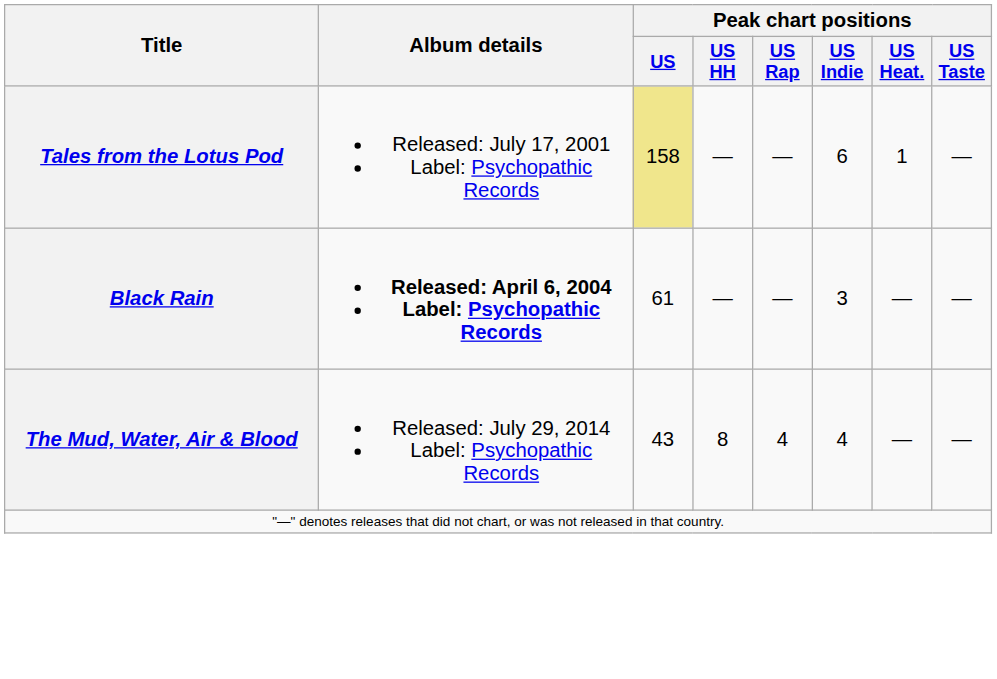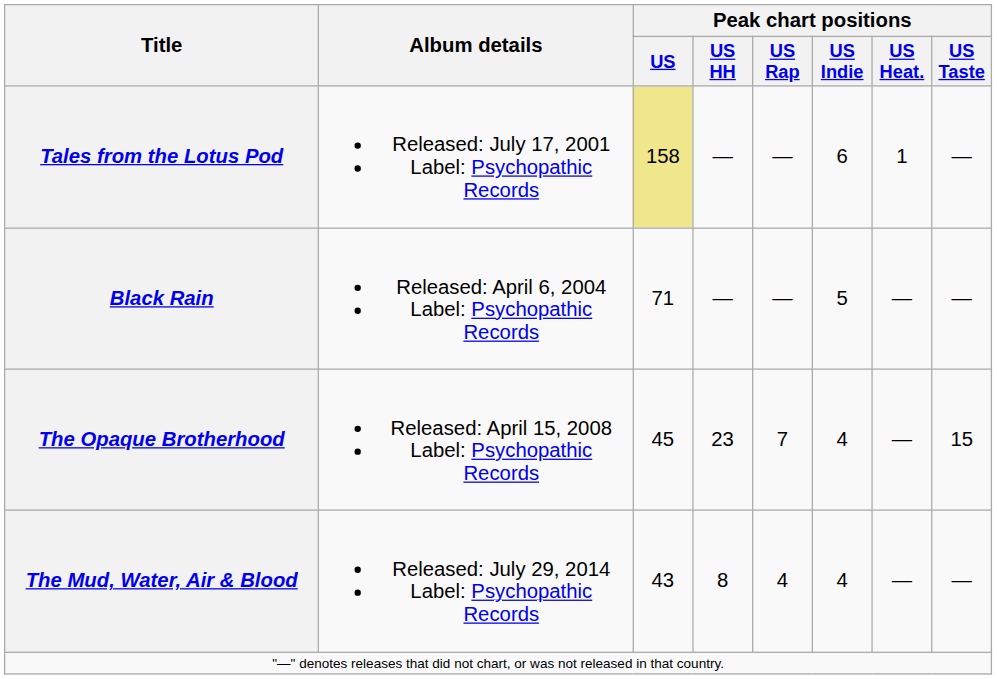(476, 310) bold -> (476, 310) normal
(663, 298) 61 -> (663, 298) 71
(842, 298) 3 -> (842, 298) 5
+ row: (162, 439)
